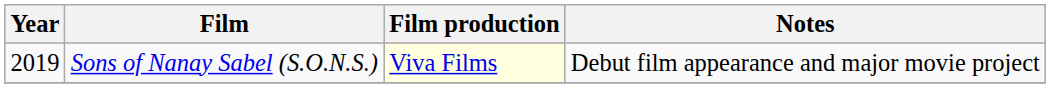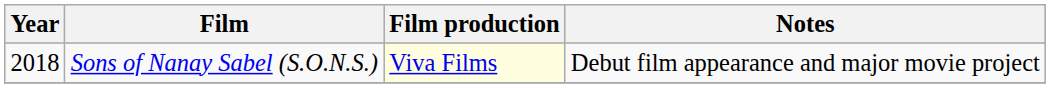(35, 62) 2019 -> (35, 62) 2018
